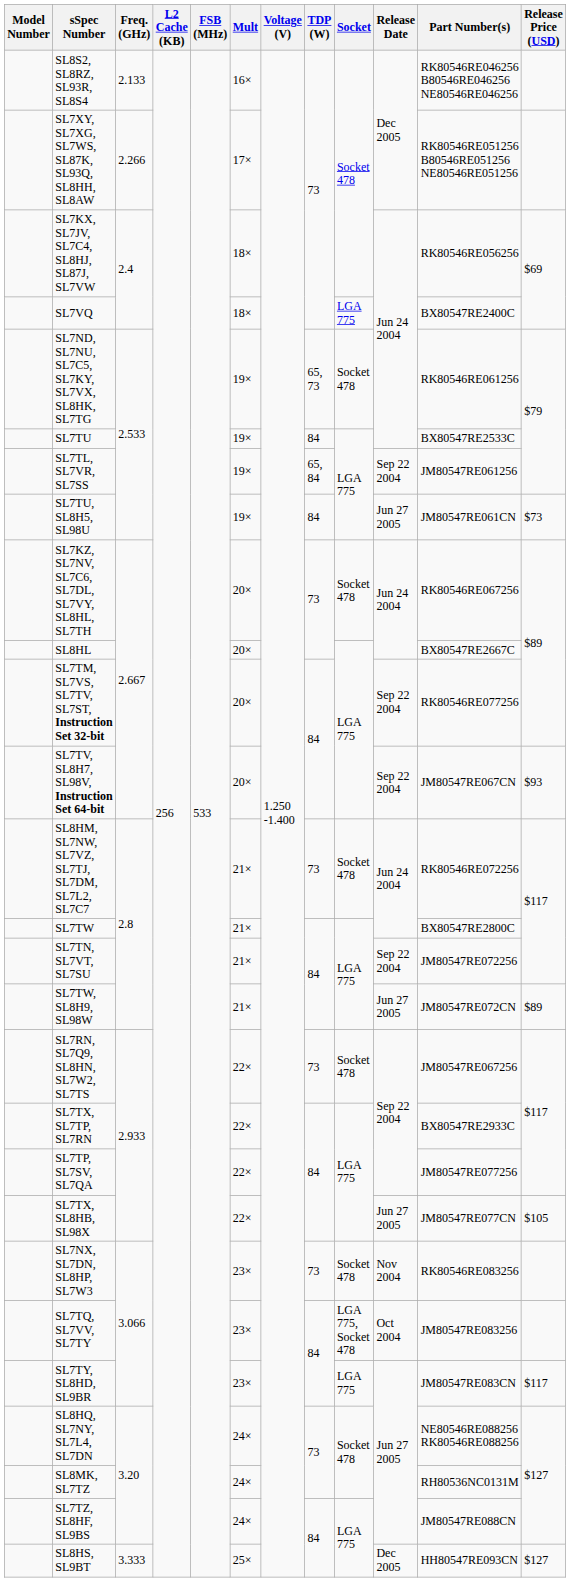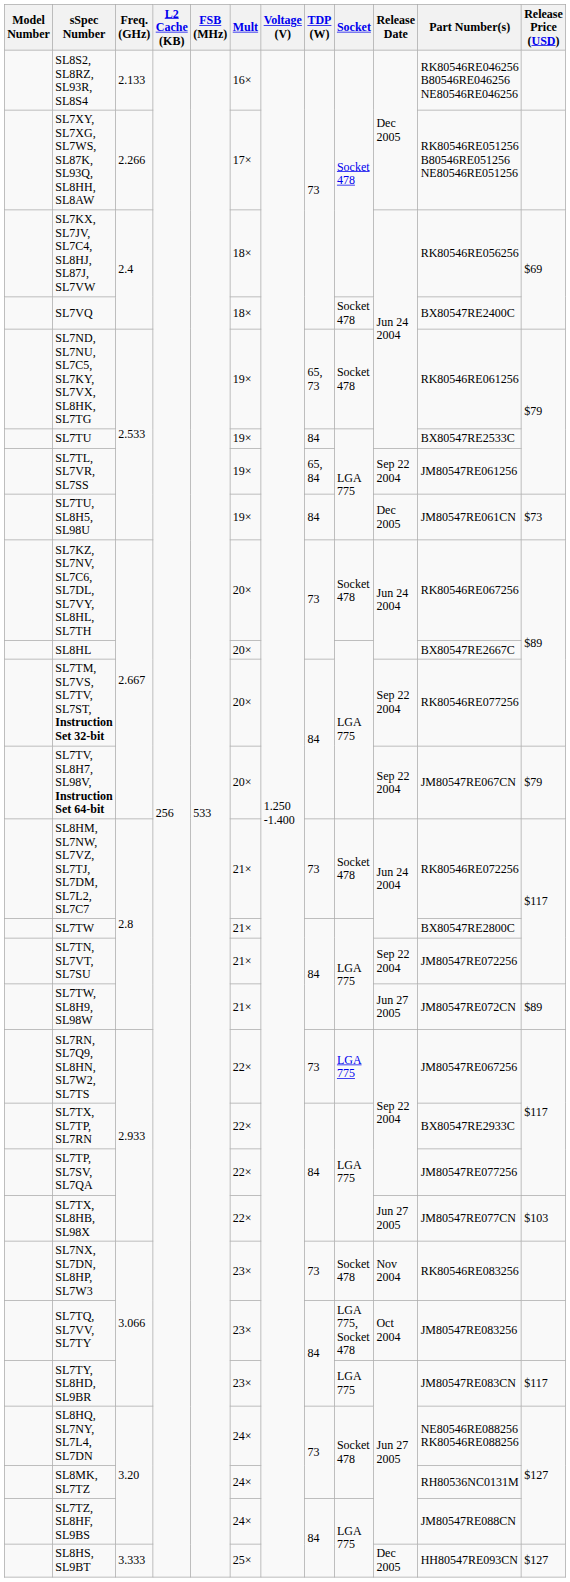(349, 312) LGA 775 -> (353, 312) Socket 478
(392, 517) Jun 27 2005 -> (388, 517) Dec 2005
(533, 782) $93 -> (533, 782) $79
(353, 1066) Socket 478 -> (349, 1066) LGA 775
(536, 1218) $105 -> (536, 1218) $103
